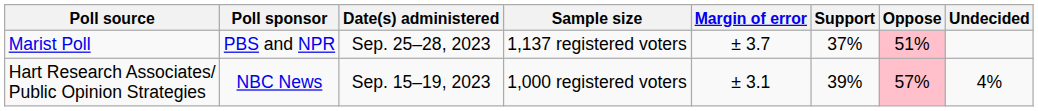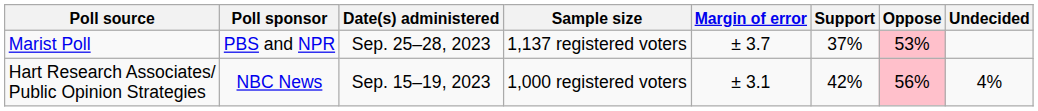(912, 45) 51% -> (912, 45) 53%
(845, 82) 39% -> (845, 82) 42%
(912, 82) 57% -> (912, 82) 56%
